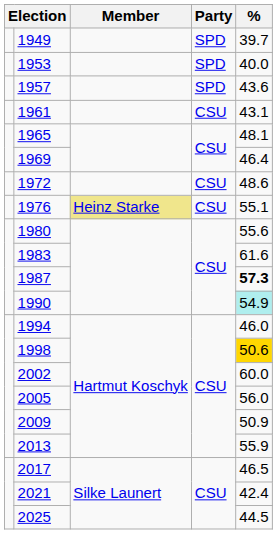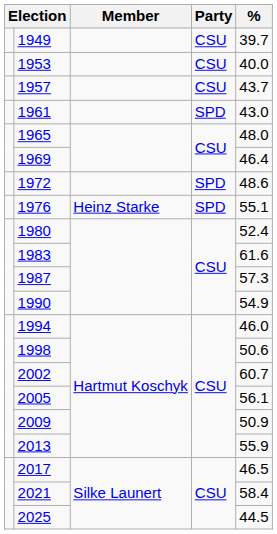(210, 40) SPD -> (211, 40) CSU
(210, 64) SPD -> (211, 64) CSU
(210, 87) SPD -> (211, 87) CSU
(254, 87) 43.6 -> (254, 87) 43.7
(211, 111) CSU -> (210, 111) SPD
(254, 111) 43.1 -> (254, 111) 43.0
(254, 135) 48.1 -> (254, 135) 48.0
(211, 183) CSU -> (210, 183) SPD
(116, 207) khaki background -> (116, 207) no background
(211, 207) CSU -> (210, 207) SPD
(254, 231) 55.6 -> (254, 231) 52.4
(254, 278) bold -> (254, 278) normal
(254, 302) paleturquoise background -> (254, 302) no background
(254, 350) gold background -> (254, 350) no background
(254, 374) 60.0 -> (254, 374) 60.7
(254, 398) 56.0 -> (254, 398) 56.1
(254, 493) 42.4 -> (254, 493) 58.4
